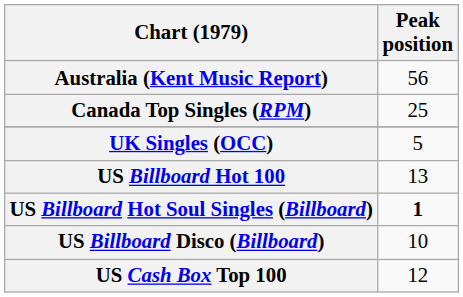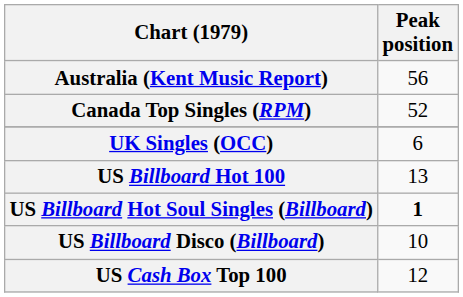(418, 110) 25 -> (418, 110) 52
(418, 143) 5 -> (418, 143) 6
